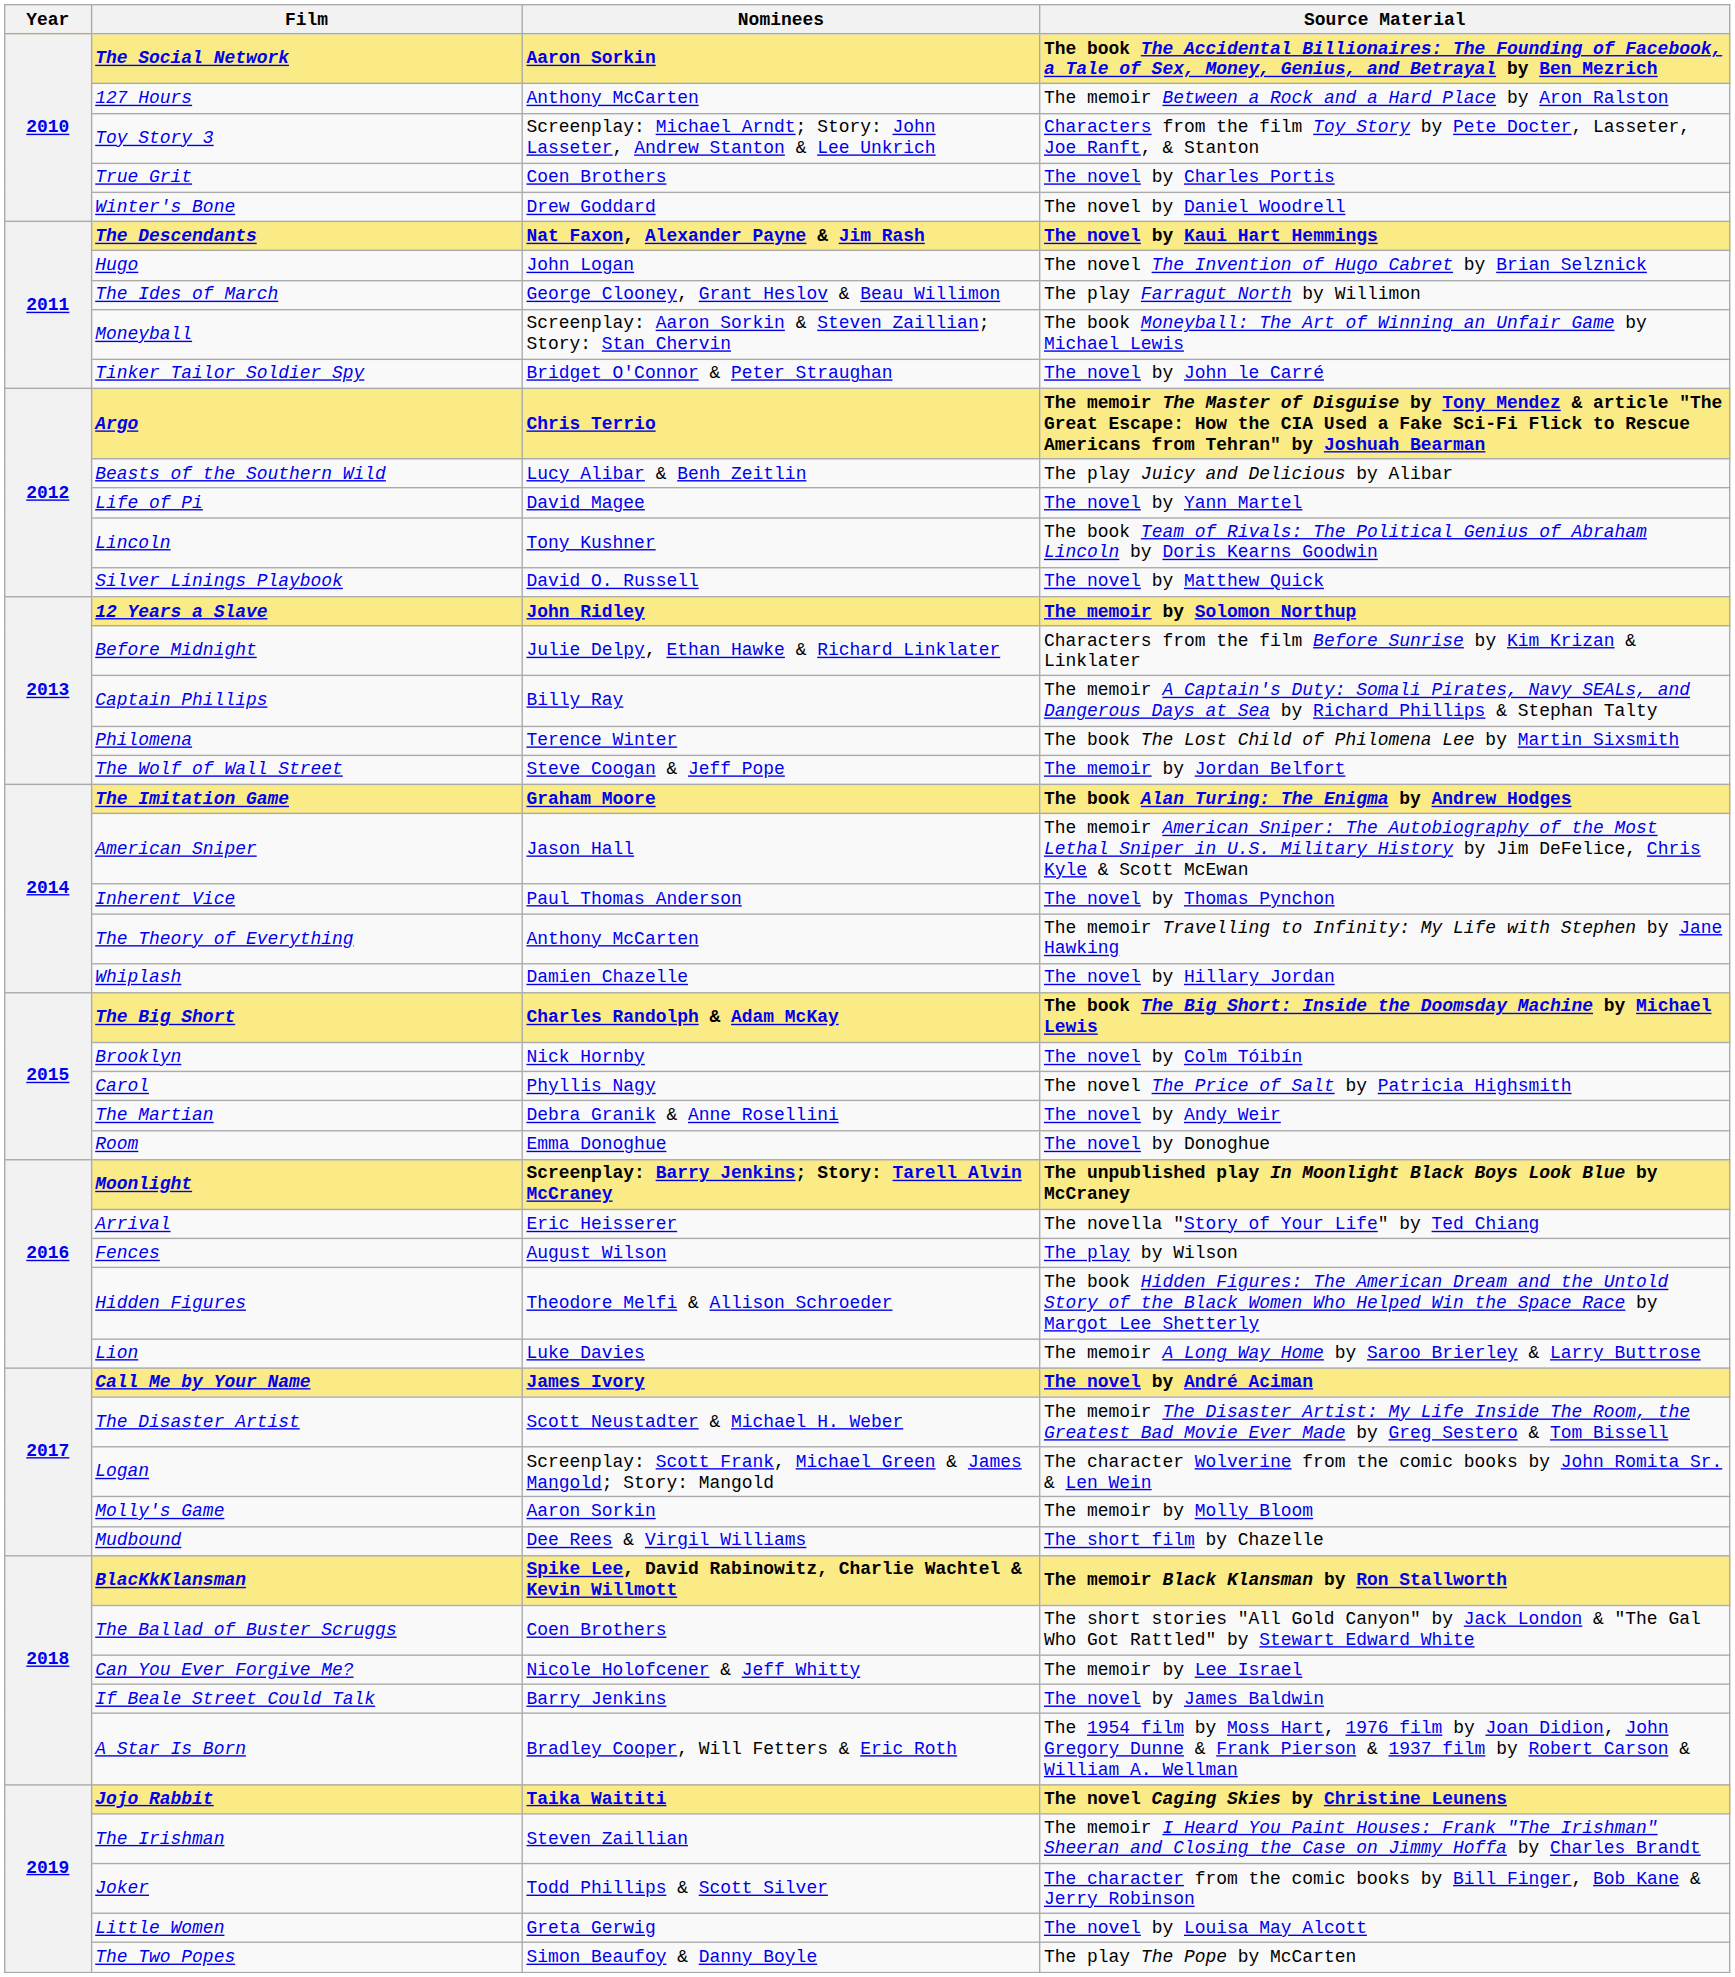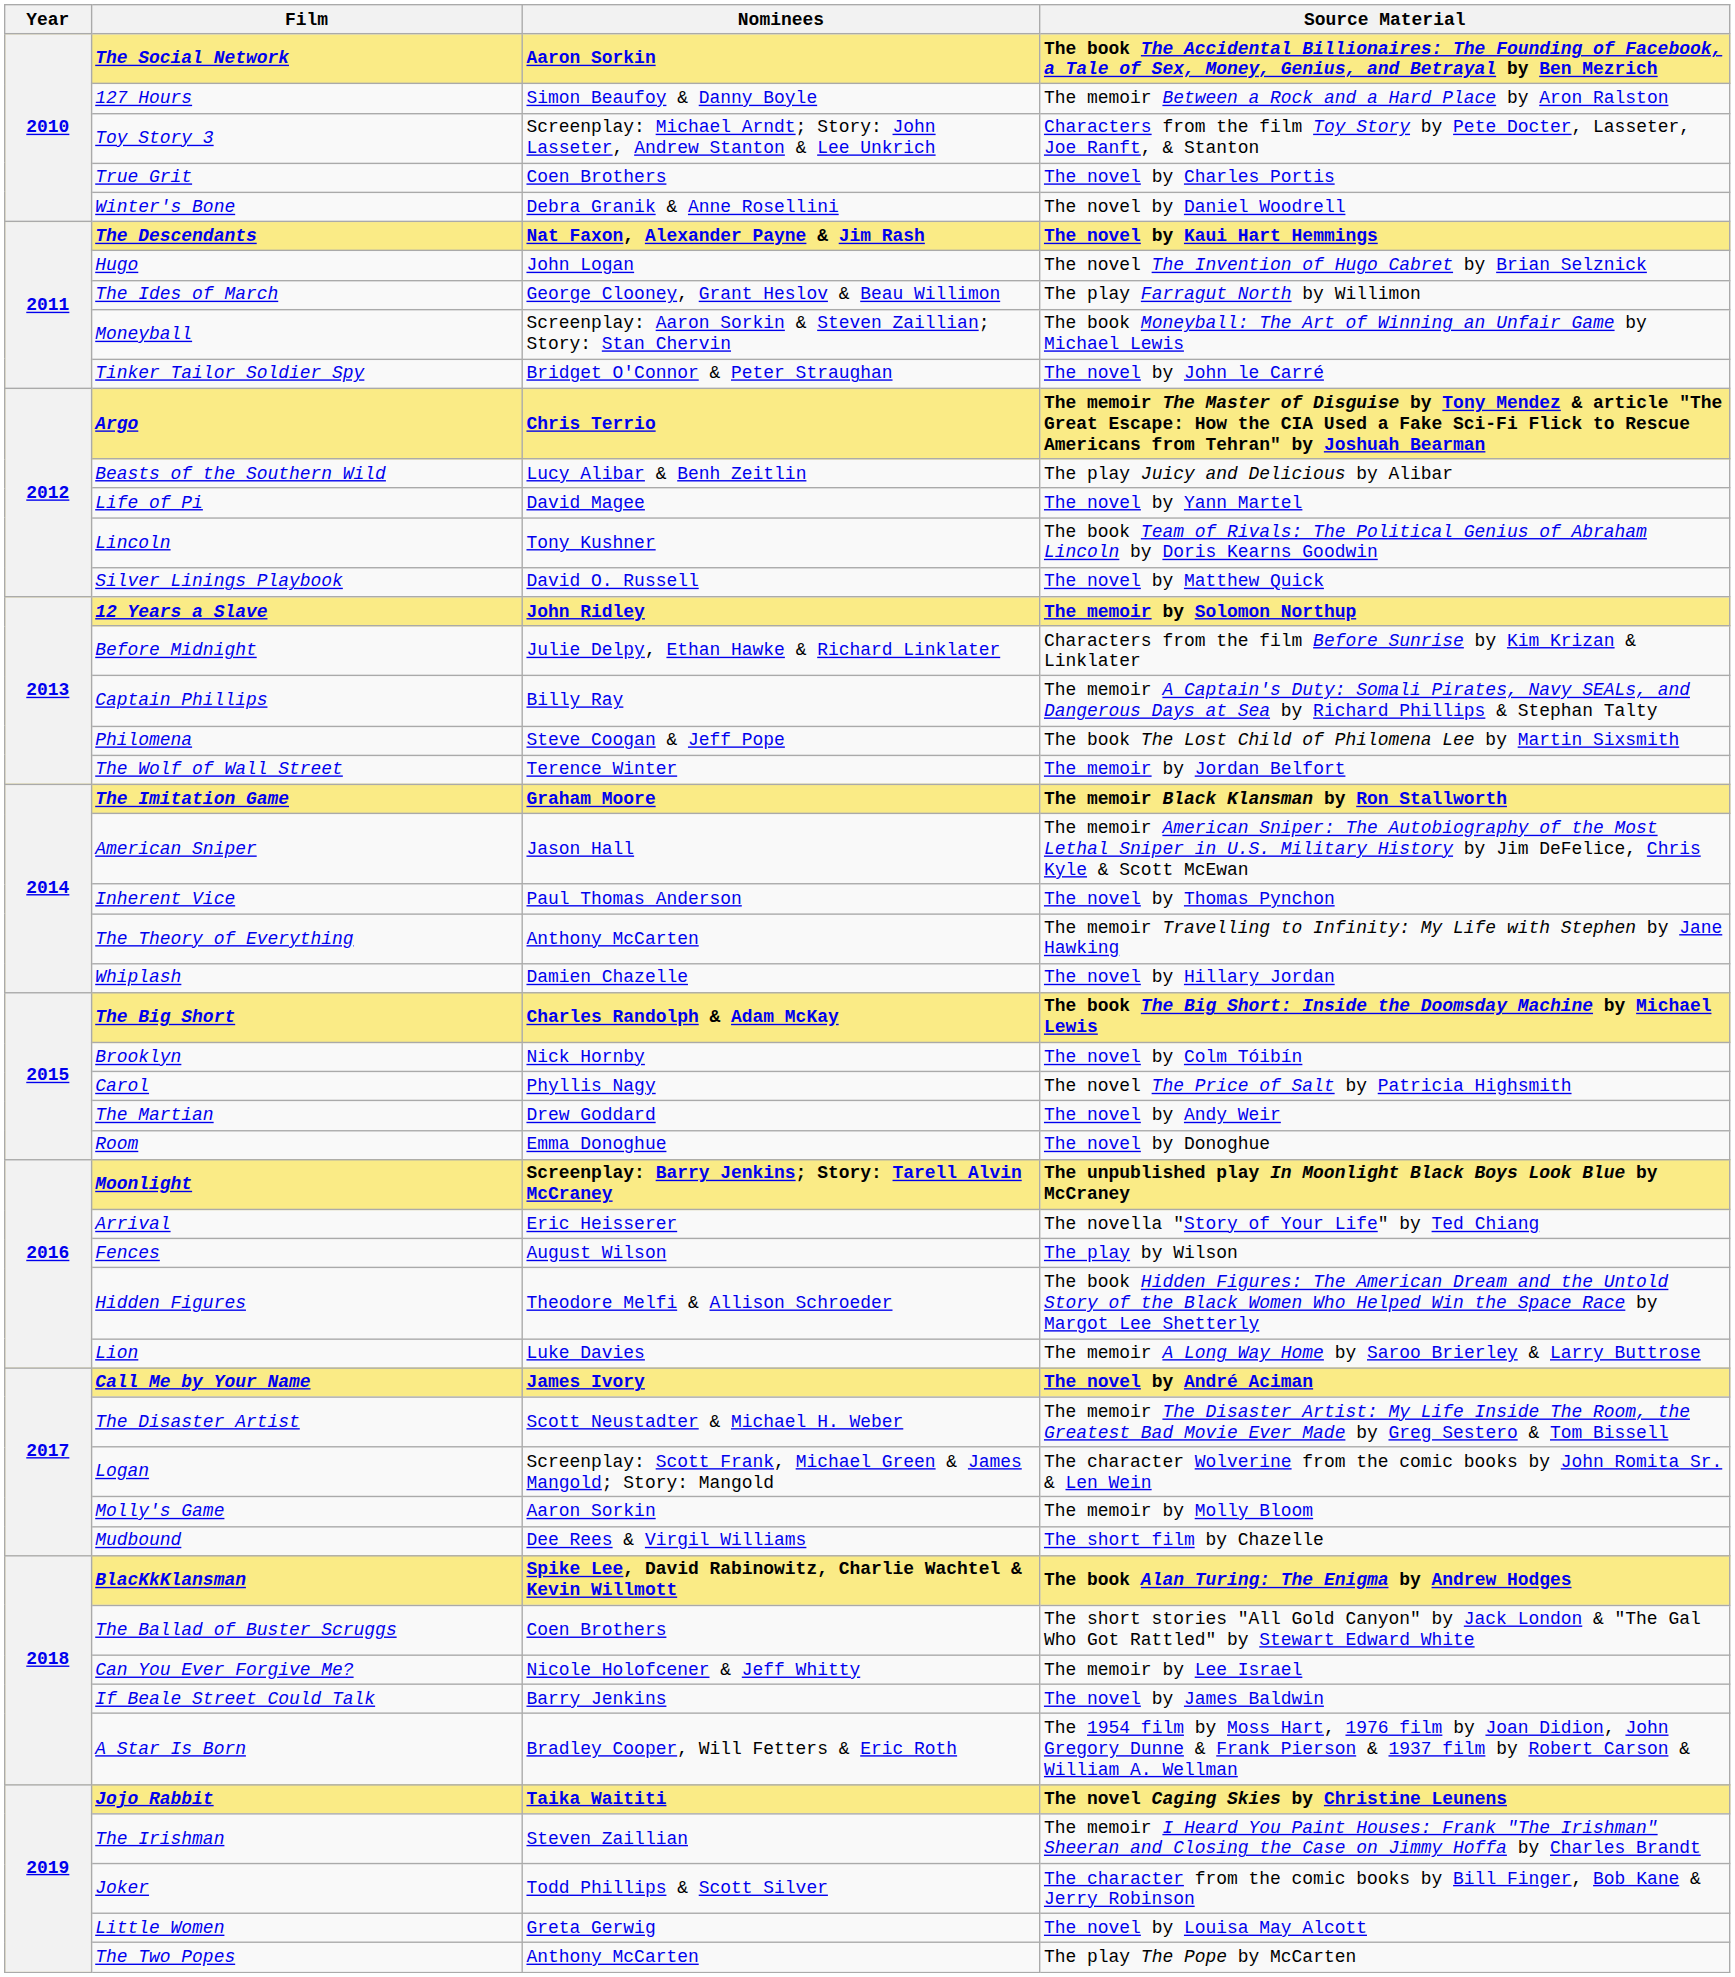(613, 98) Anthony McCarten -> (672, 98) Simon Beaufoy & Danny Boyle
(591, 207) Drew Goddard -> (683, 207) Debra Granik & Anne Rosellini
(602, 740) Terence Winter -> (656, 740) Steve Coogan & Jeff Pope
(656, 770) Steve Coogan & Jeff Pope -> (602, 770) Terence Winter
(1308, 799) The book Alan Turing: The Enigma by Andrew Hodges -> (1275, 799) The memoir Black Klansman by Ron Stallworth
(683, 1116) Debra Granik & Anne Rosellini -> (591, 1116) Drew Goddard
(1275, 1580) The memoir Black Klansman by Ron Stallworth -> (1308, 1580) The book Alan Turing: The Enigma by Andrew Hodges
(672, 1957) Simon Beaufoy & Danny Boyle -> (613, 1957) Anthony McCarten
